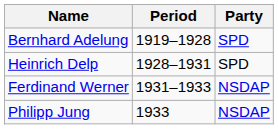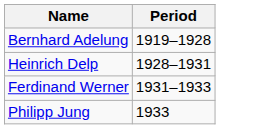- column: (244, 16)
